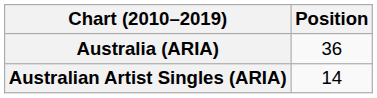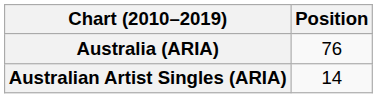(332, 48) 36 -> (332, 48) 76
